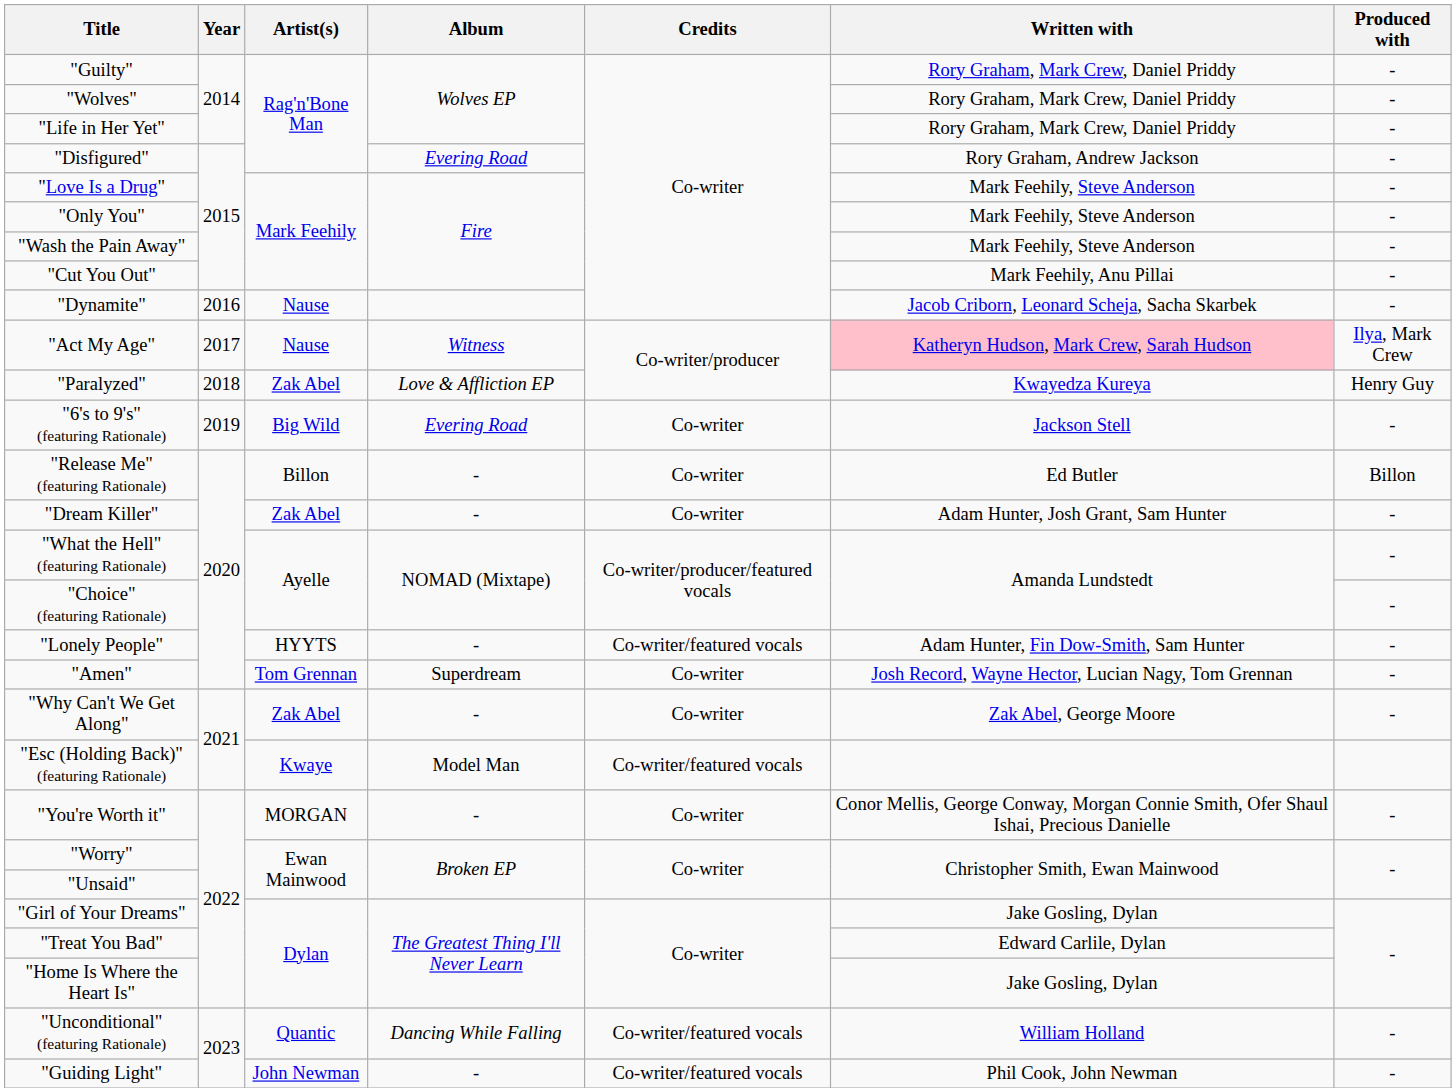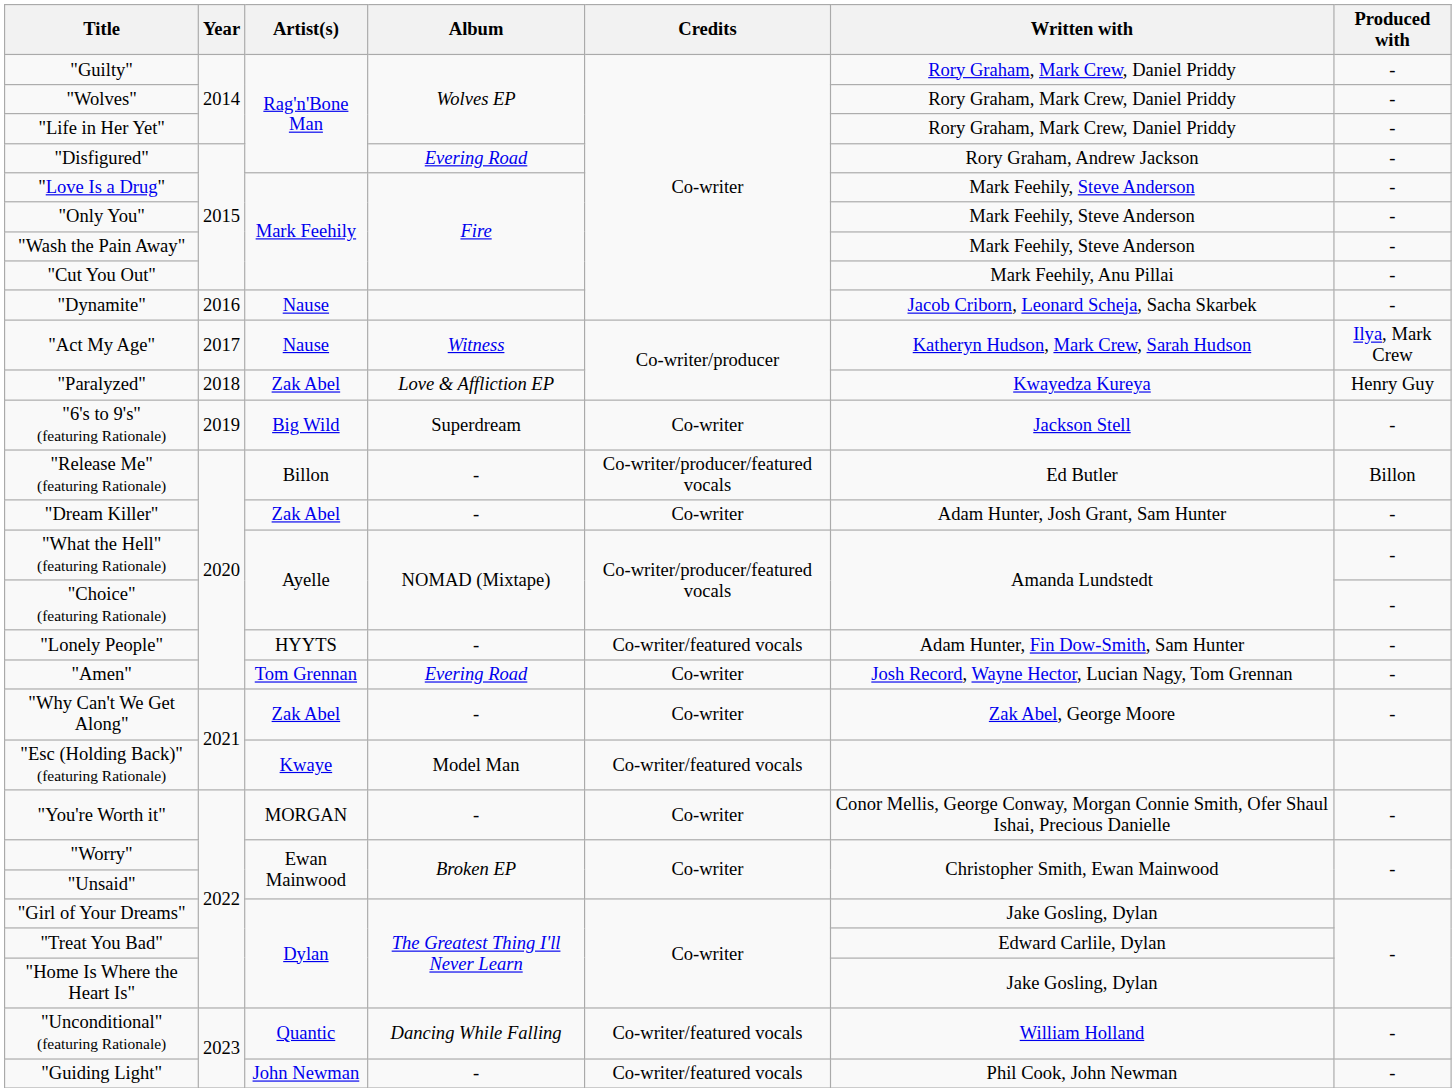(1082, 344) pink background -> (1082, 344) no background
(476, 424) Evering Road -> (476, 424) Superdream
(707, 474) Co-writer -> (707, 474) Co-writer/producer/featured vocals
(476, 674) Superdream -> (476, 674) Evering Road
